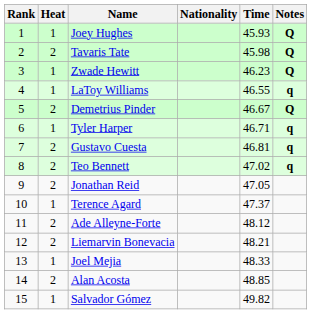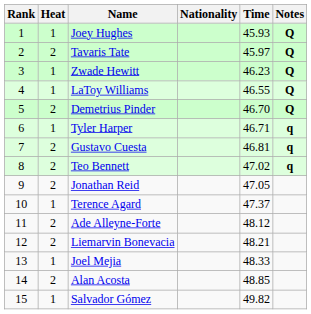(256, 52) 45.98 -> (256, 52) 45.97
(290, 90) q -> (290, 90) Q
(256, 109) 46.67 -> (256, 109) 46.70
